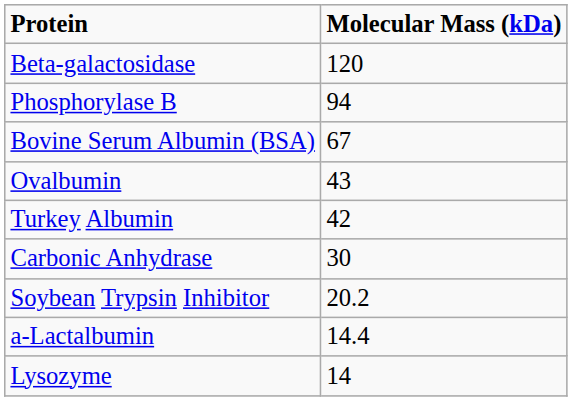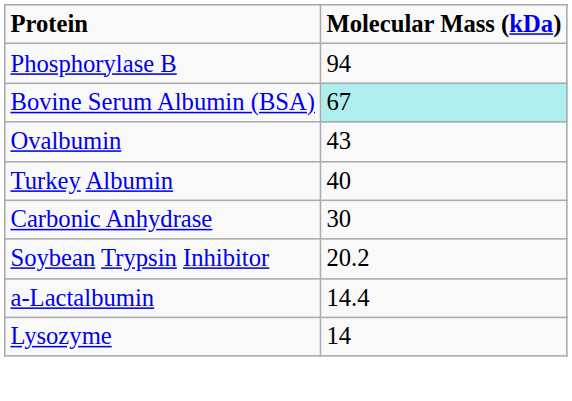- row: (103, 63)
(339, 141) no background -> (339, 102) paleturquoise background
(339, 219) 42 -> (339, 180) 40
